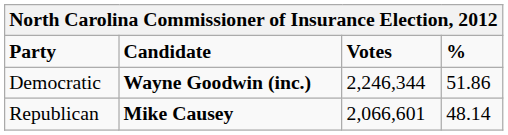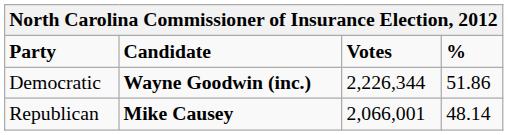(386, 82) 2,246,344 -> (386, 82) 2,226,344
(386, 113) 2,066,601 -> (386, 113) 2,066,001
